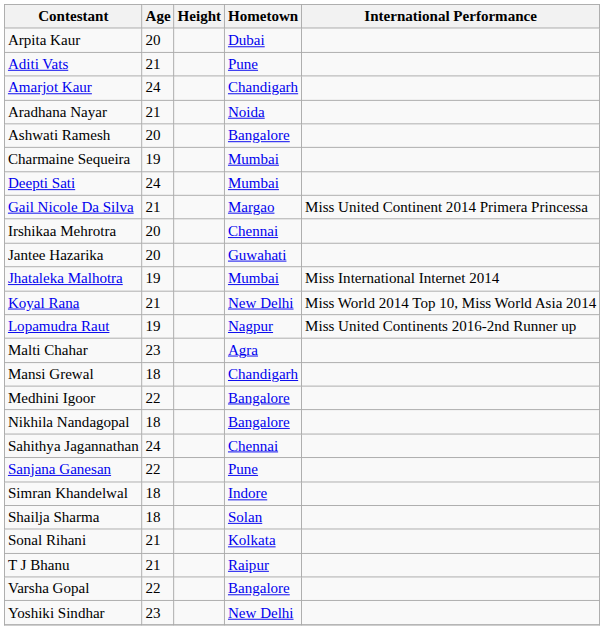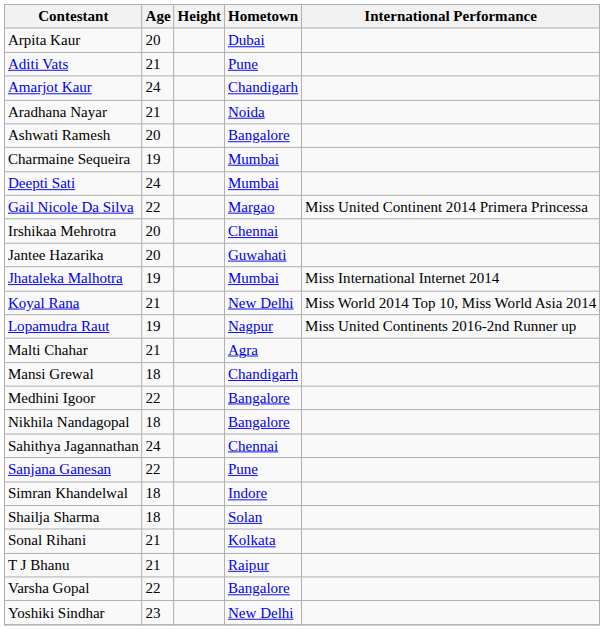(153, 207) 21 -> (153, 207) 22
(153, 350) 23 -> (153, 350) 21
